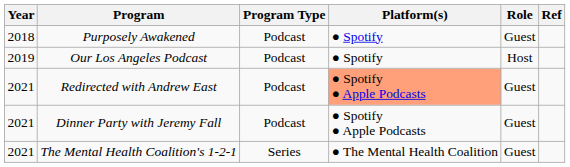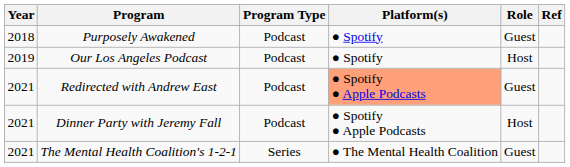(520, 123) Guest -> (520, 123) Host
